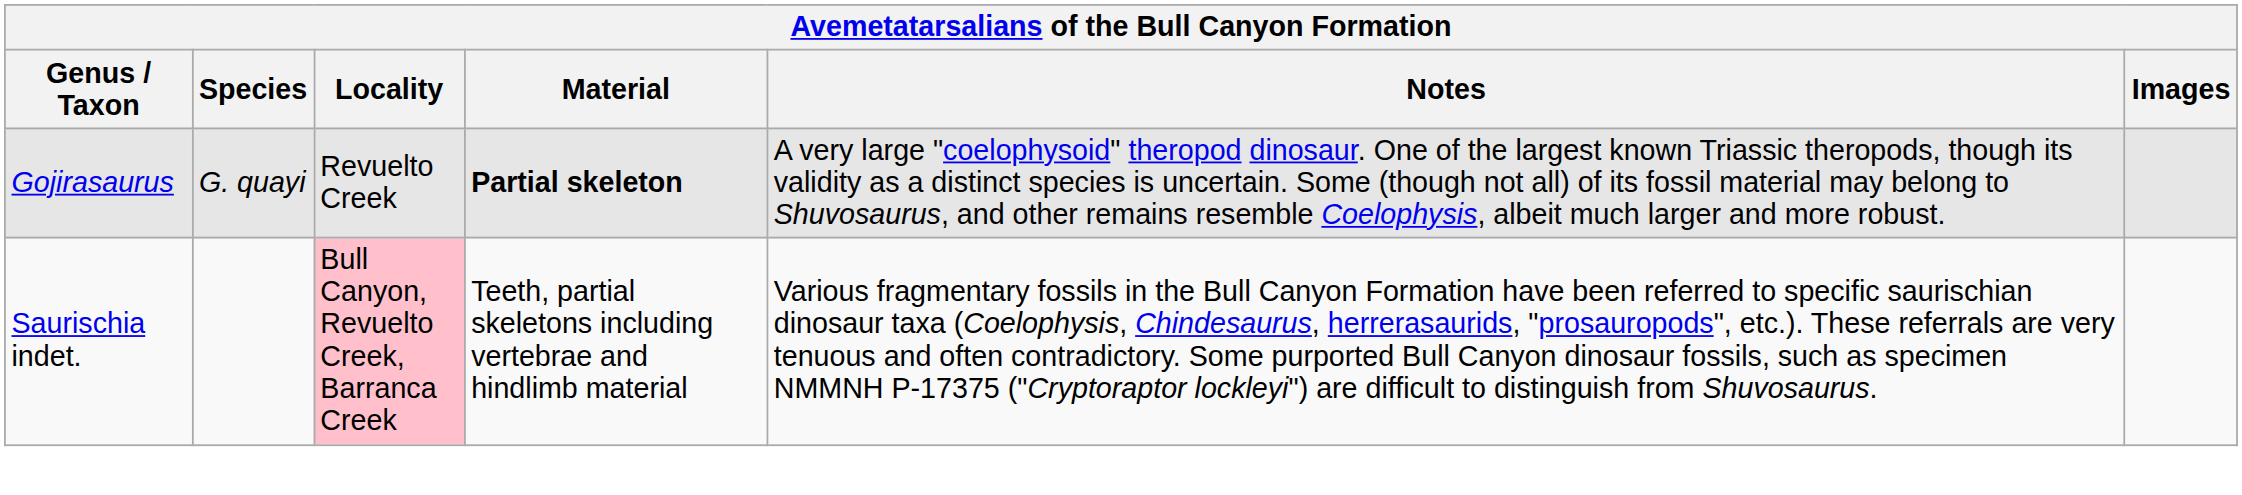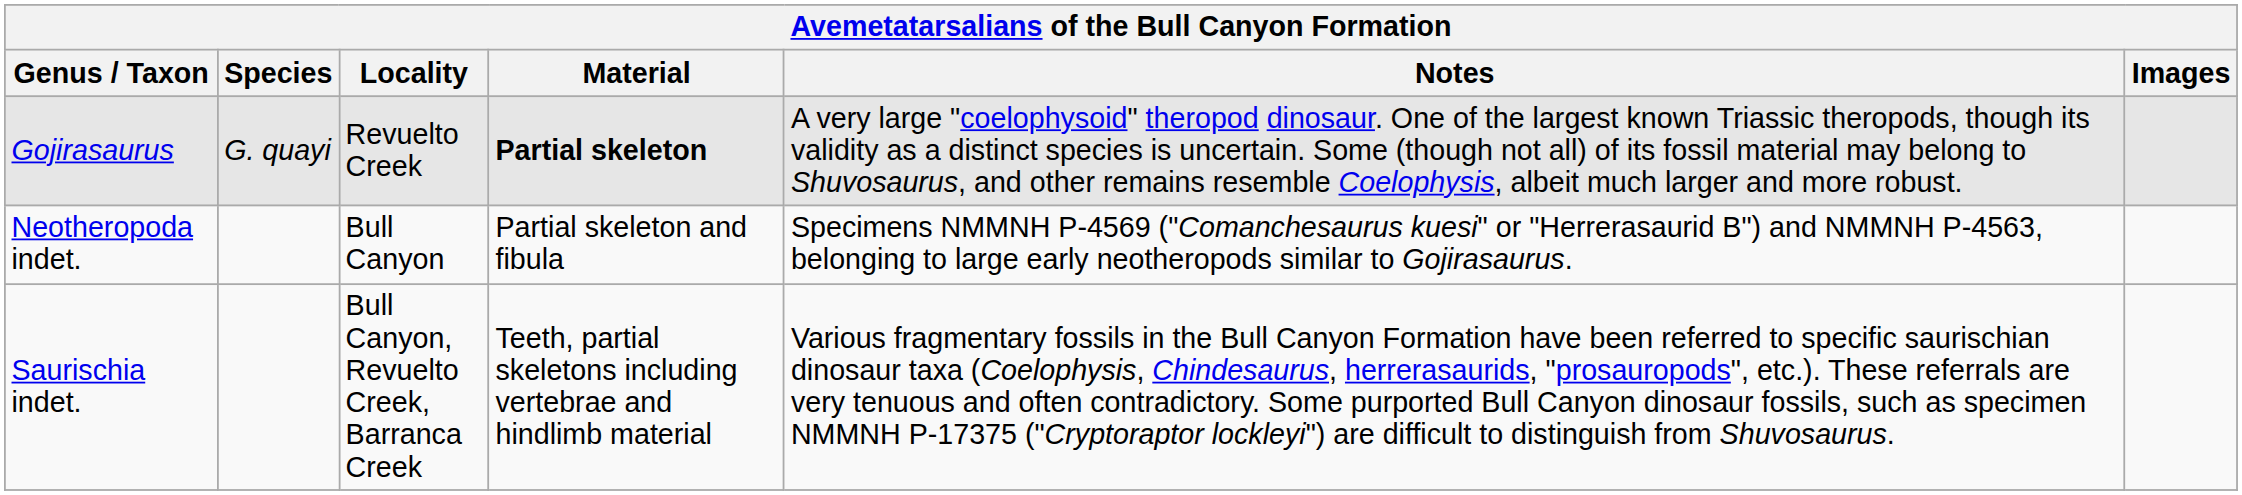+ row: (102, 244)
(378, 340) pink background -> (404, 386) no background
